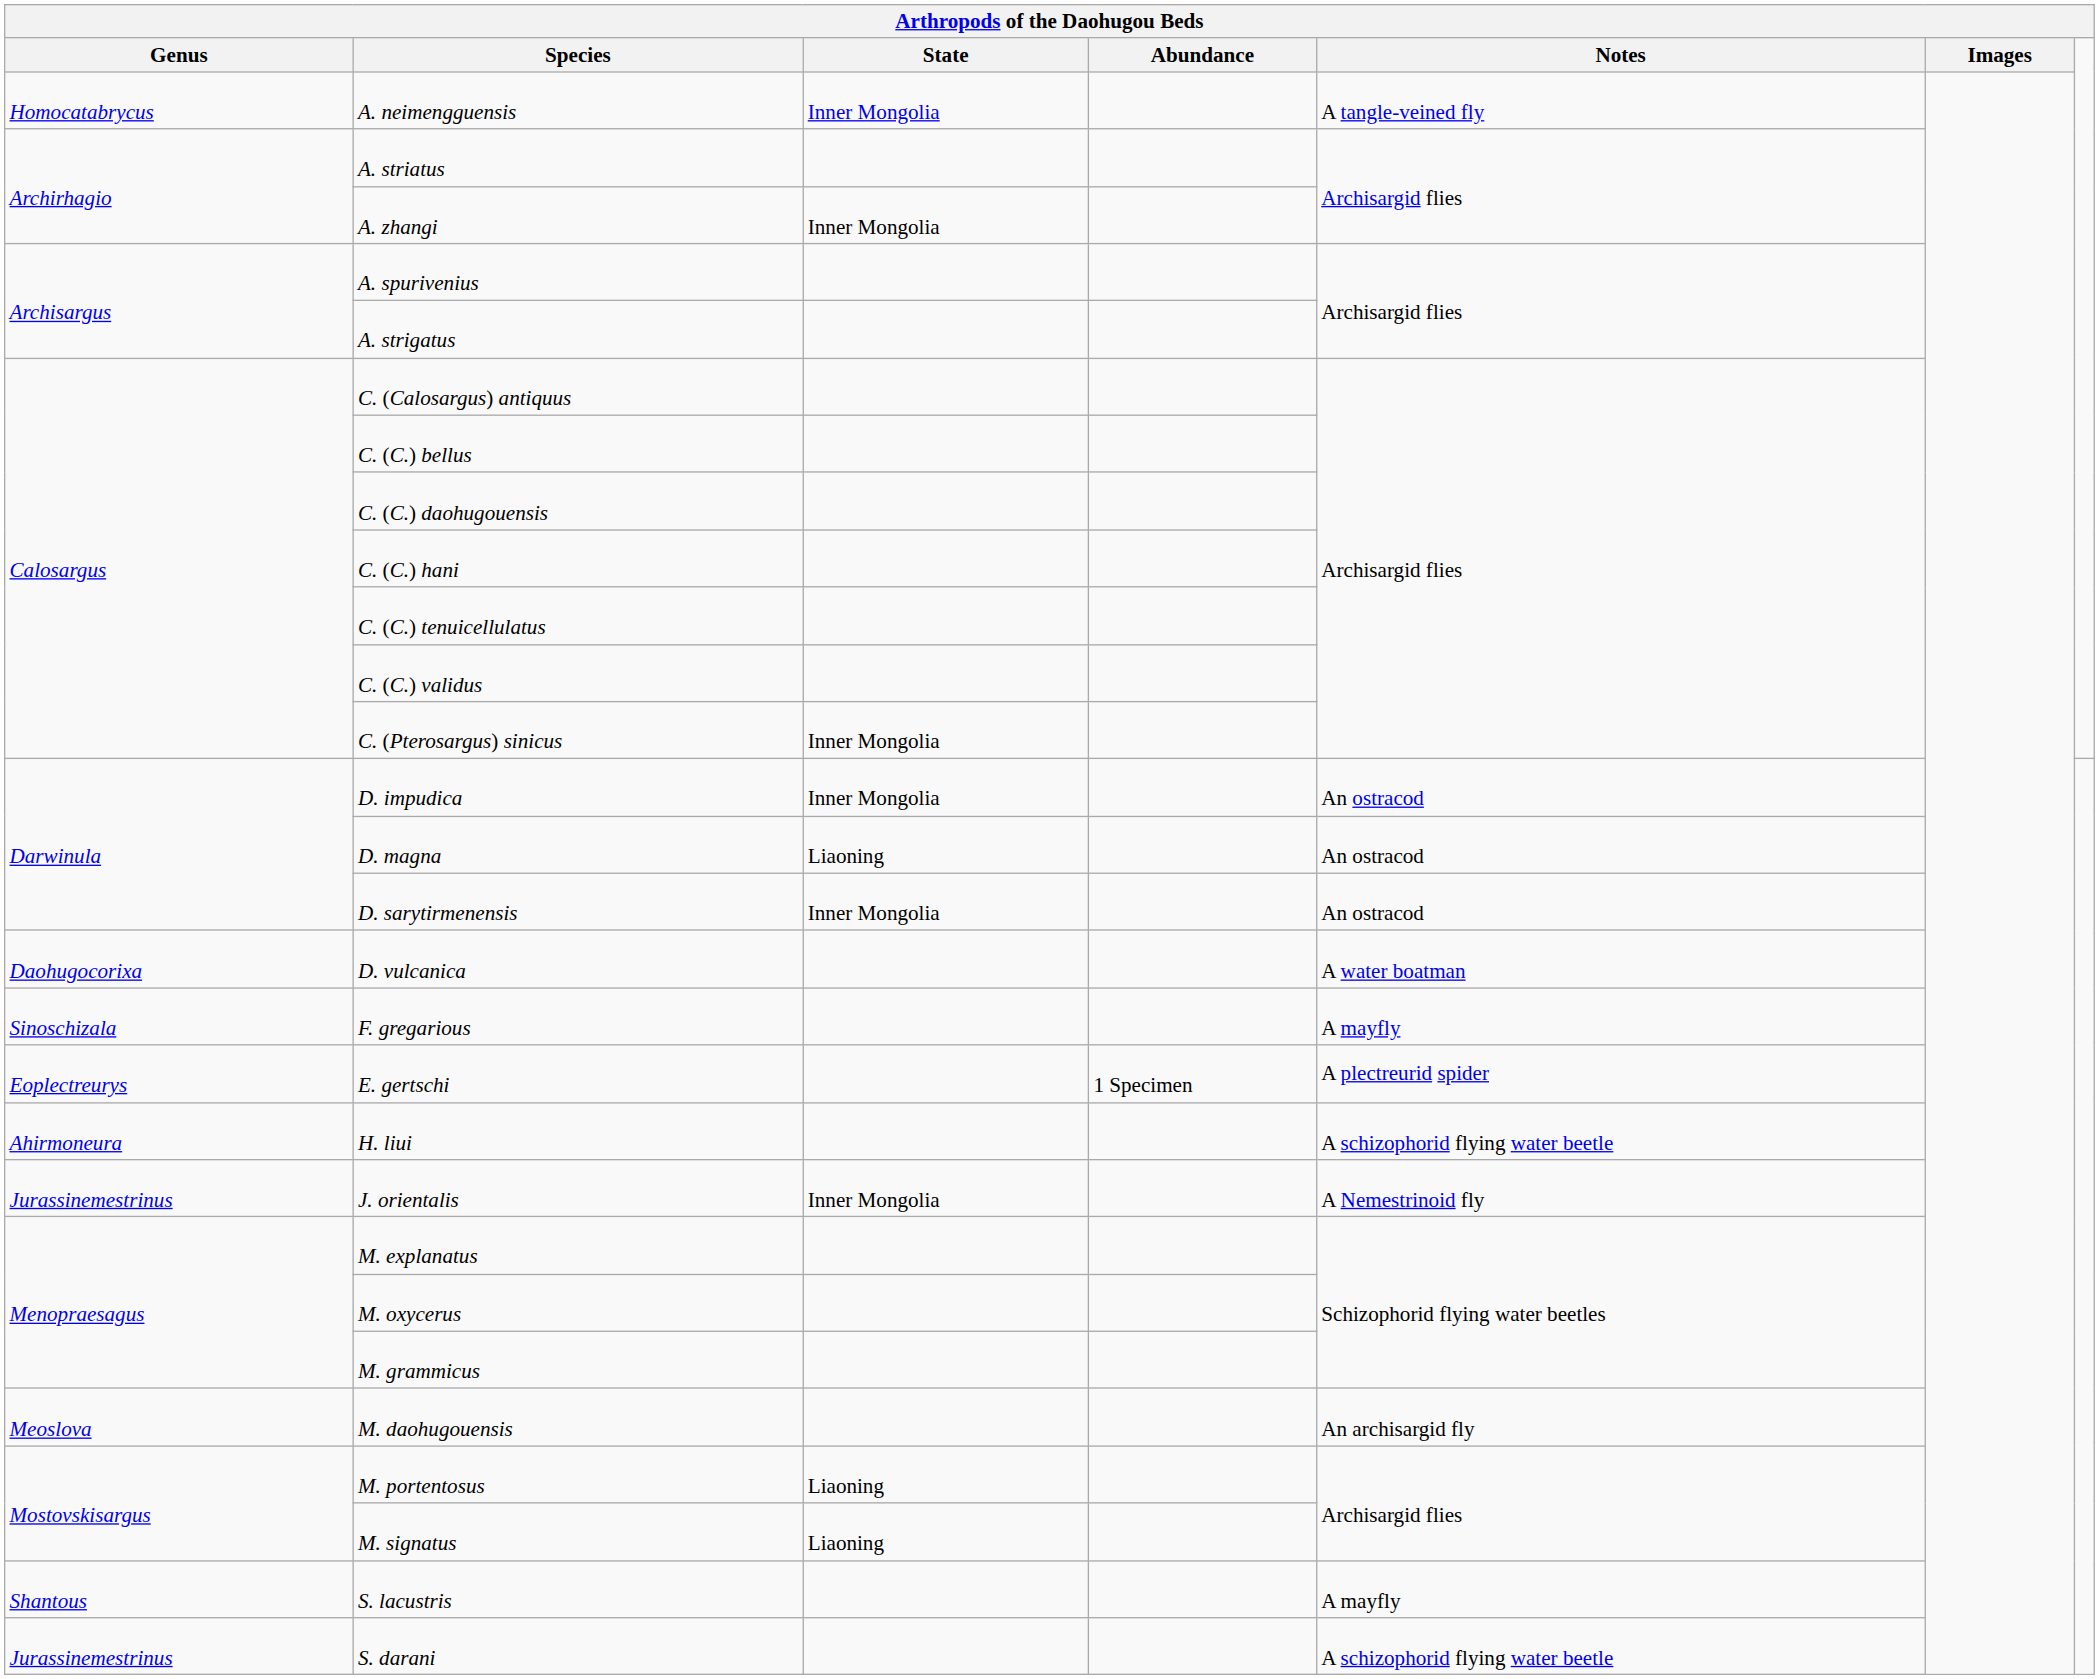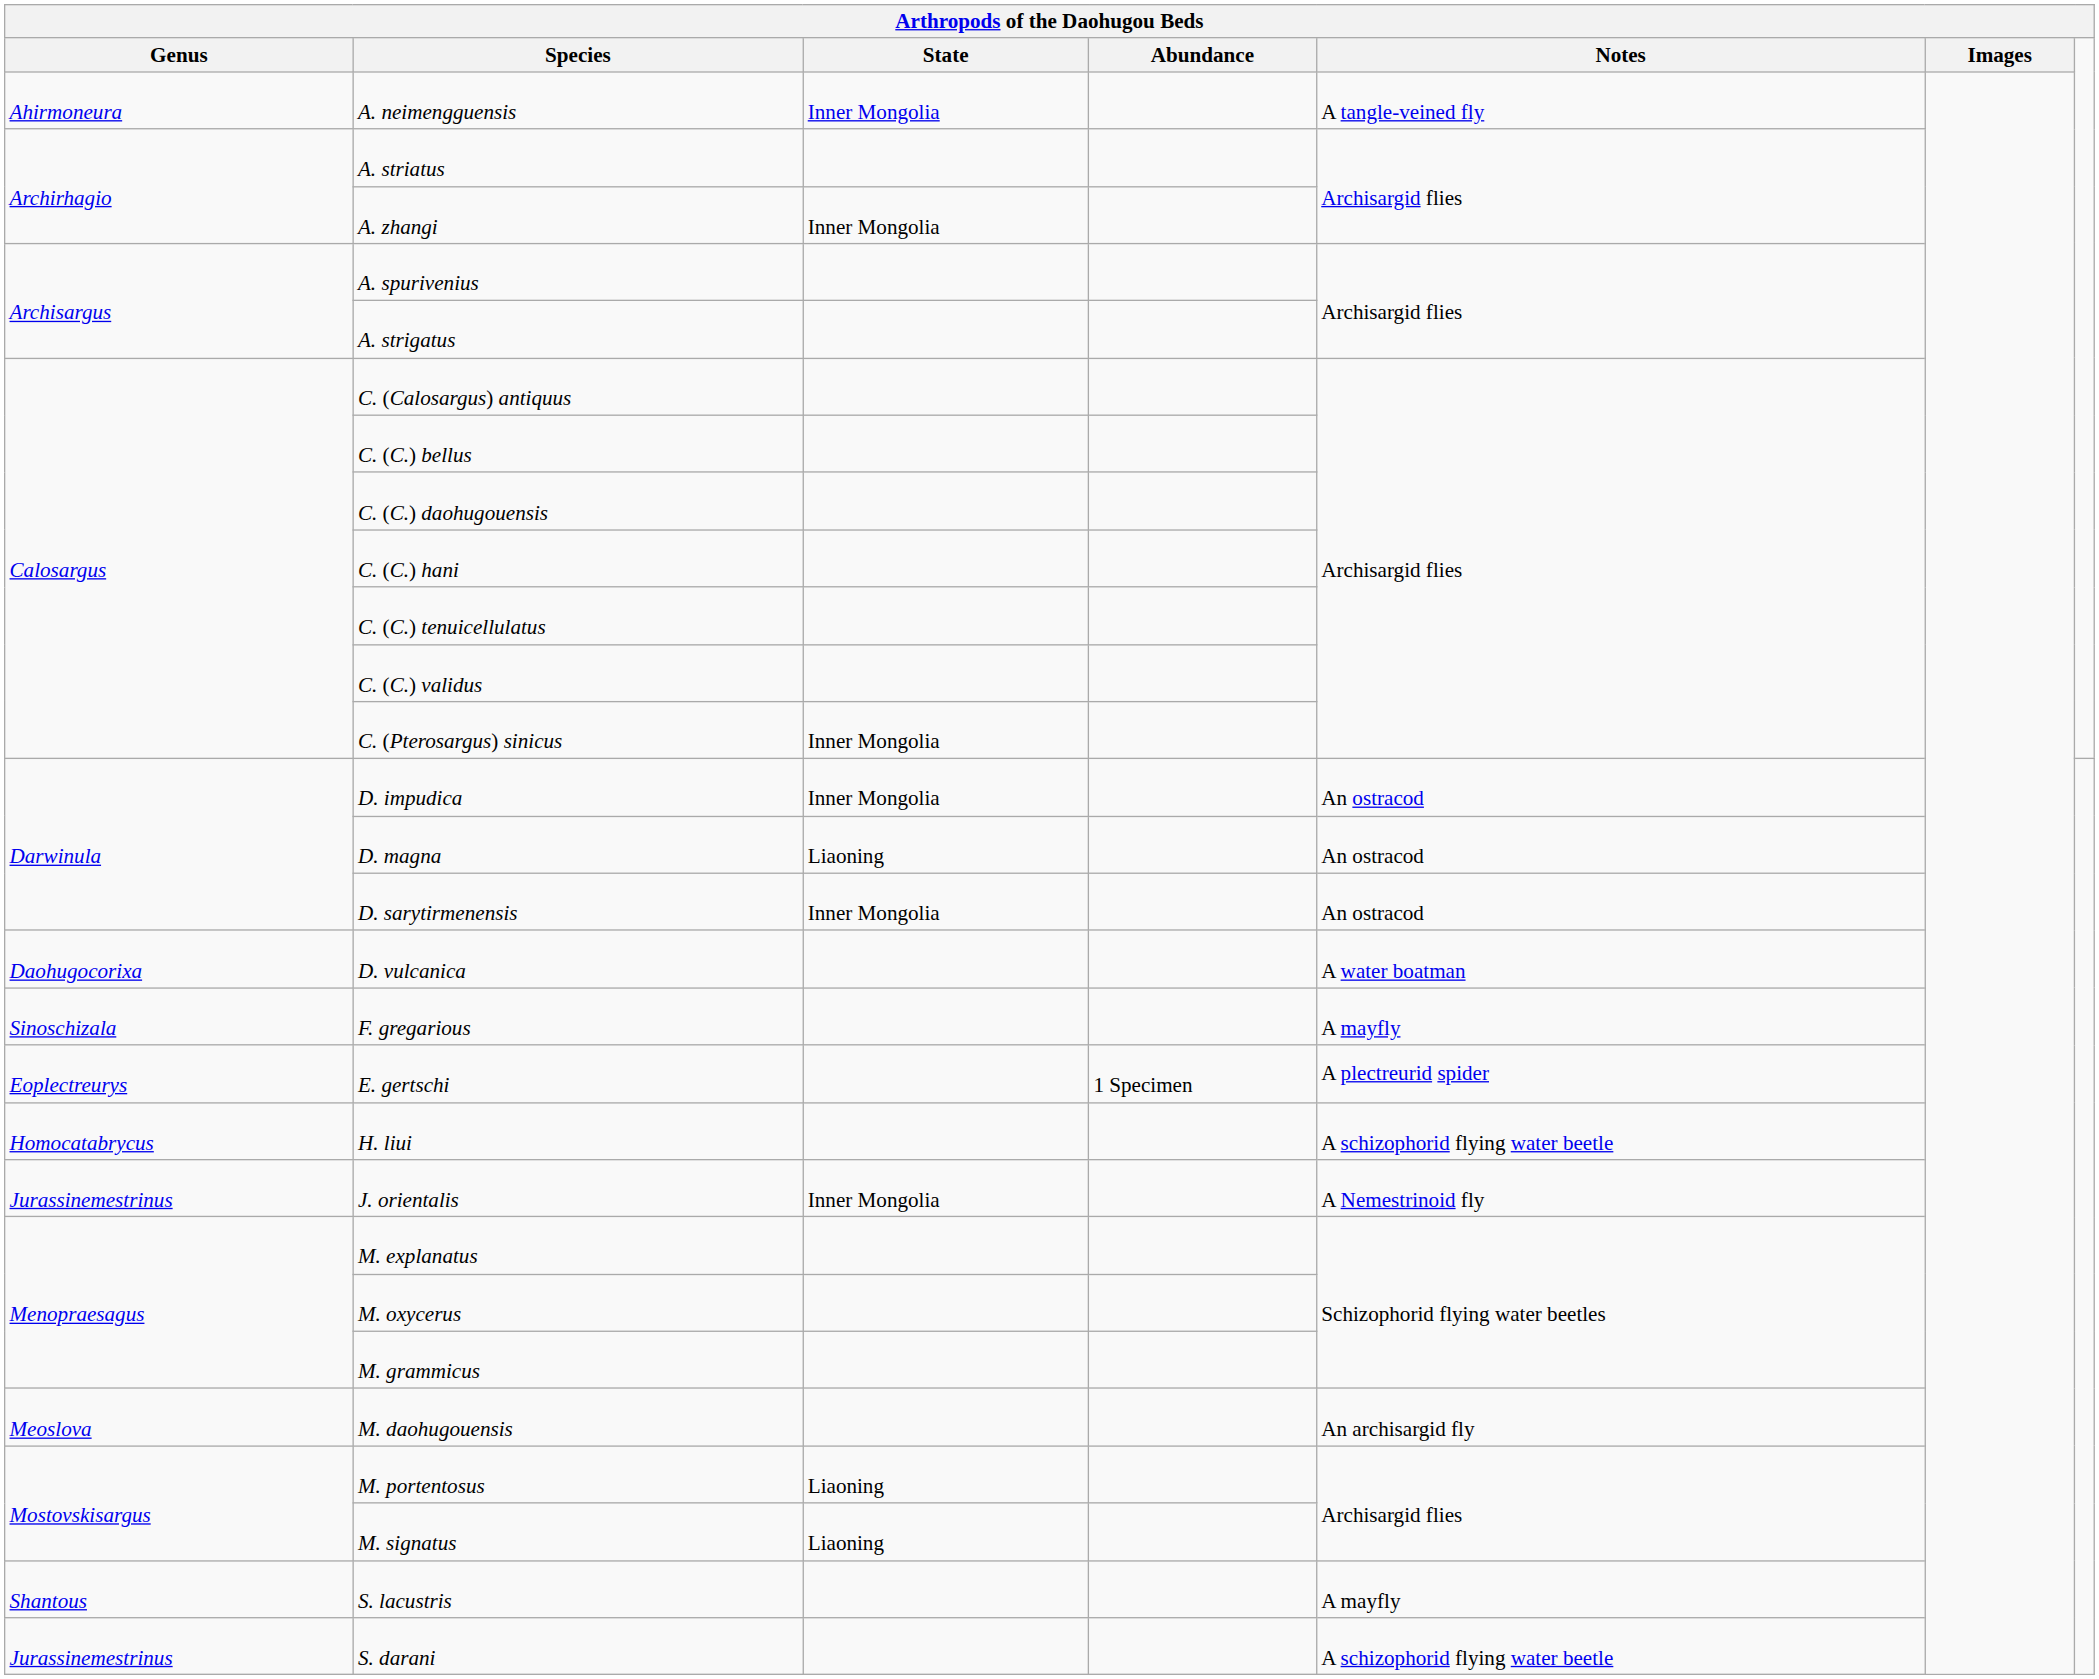(82, 111) Homocatabrycus -> (66, 111) Ahirmoneura
(66, 1142) Ahirmoneura -> (82, 1142) Homocatabrycus
